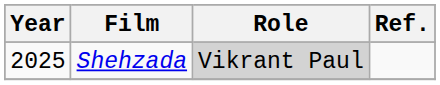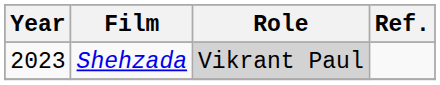(38, 61) 2025 -> (38, 61) 2023
